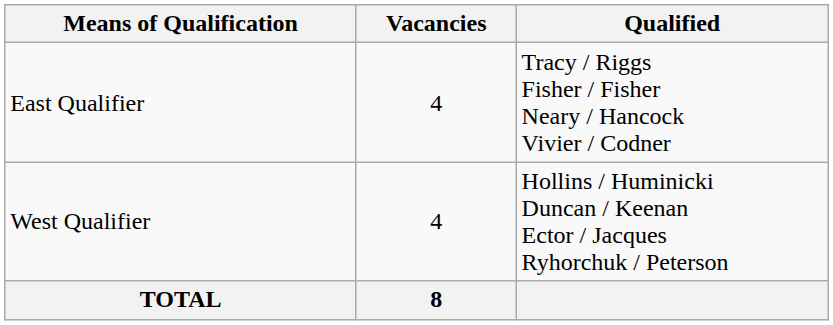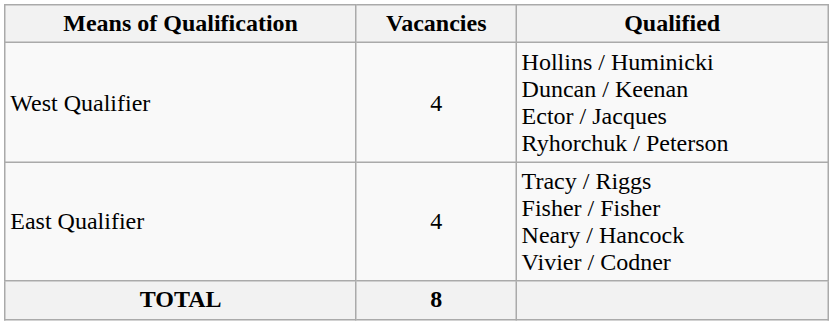rows swapped: (77, 102) <-> (80, 221)
